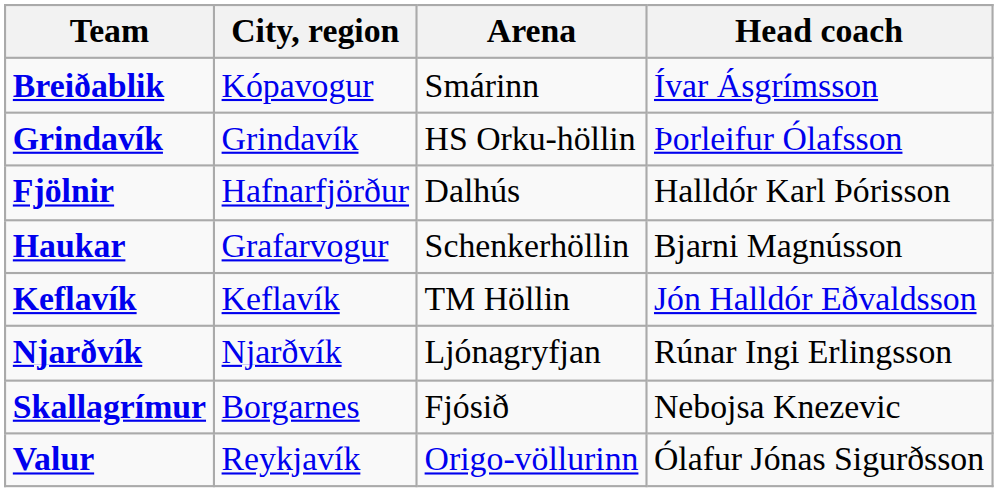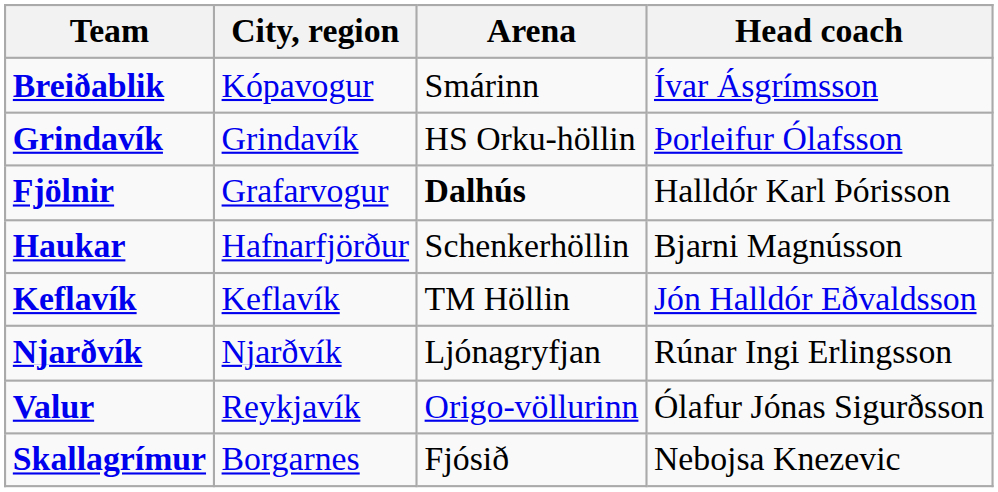(315, 191) Hafnarfjörður -> (305, 191) Grafarvogur
(472, 191) normal -> (475, 191) bold
(305, 245) Grafarvogur -> (315, 245) Hafnarfjörður
rows swapped: (109, 406) <-> (53, 459)
